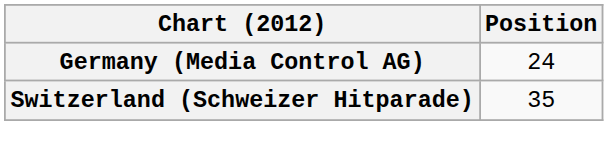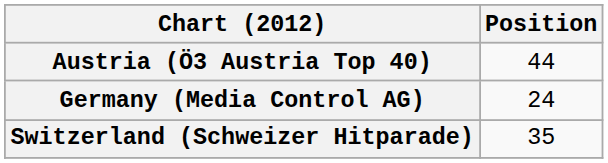+ row: (242, 62)
